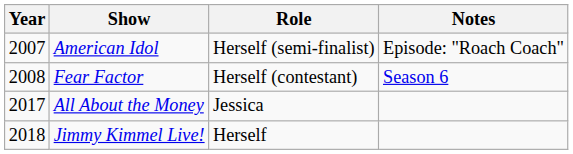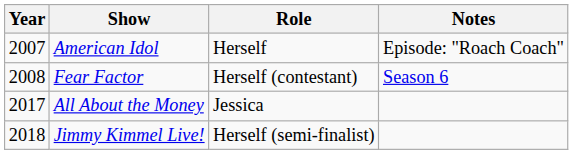(294, 47) Herself (semi-finalist) -> (240, 47) Herself
(240, 134) Herself -> (294, 134) Herself (semi-finalist)
